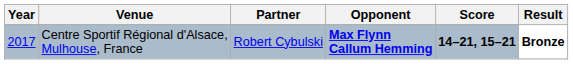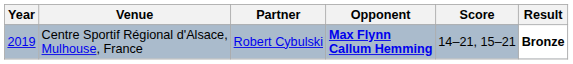(21, 42) 2017 -> (21, 42) 2019
(477, 42) bold -> (477, 42) normal
